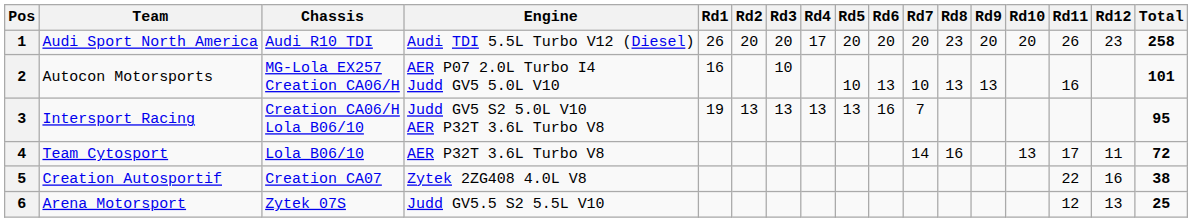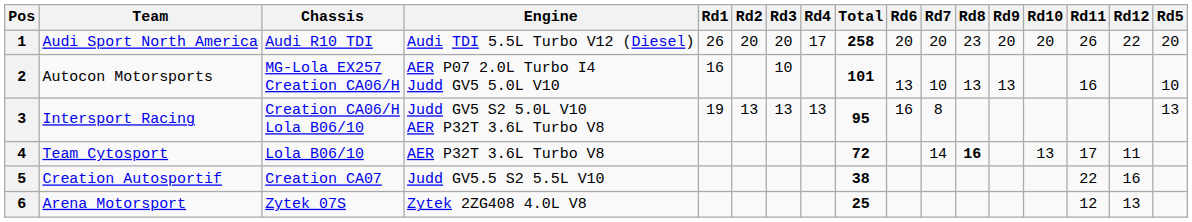columns swapped: (852, 17) <-> (1161, 17)
(1114, 42) 23 -> (1131, 42) 22
(920, 119) 7 -> (938, 119) 8
(954, 153) normal -> (972, 153) bold
(497, 179) Zytek 2ZG408 4.0L V8 -> (506, 179) Judd GV5.5 S2 5.5L V10
(506, 204) Judd GV5.5 S2 5.5L V10 -> (497, 204) Zytek 2ZG408 4.0L V8
